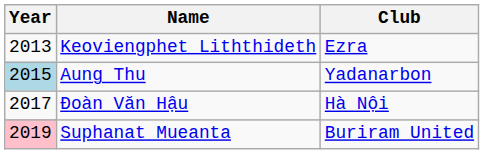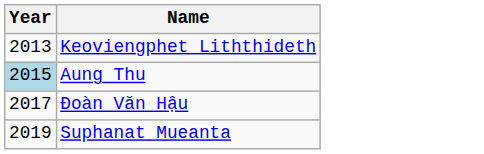- column: (399, 19)
(30, 134) pink background -> (30, 134) no background
